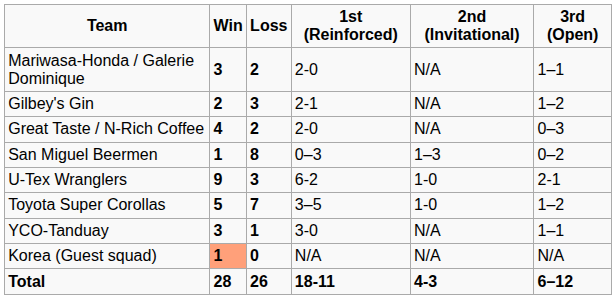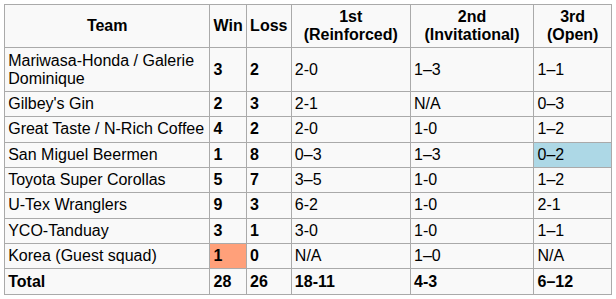(427, 69) N/A -> (427, 69) 1–3
(551, 103) 1–2 -> (551, 103) 0–3
(427, 129) N/A -> (426, 129) 1-0
(551, 129) 0–3 -> (551, 129) 1–2
(551, 154) no background -> (551, 154) lightblue background
rows swapped: (87, 205) <-> (68, 180)
(427, 230) N/A -> (426, 230) 1-0
(427, 256) N/A -> (427, 256) 1–0
